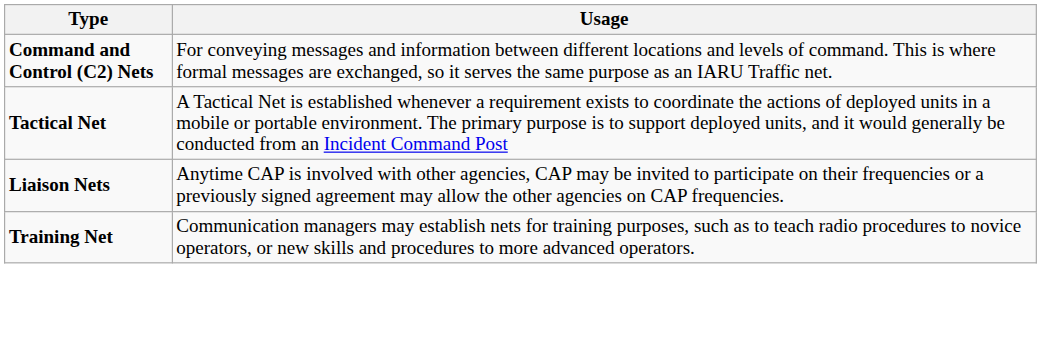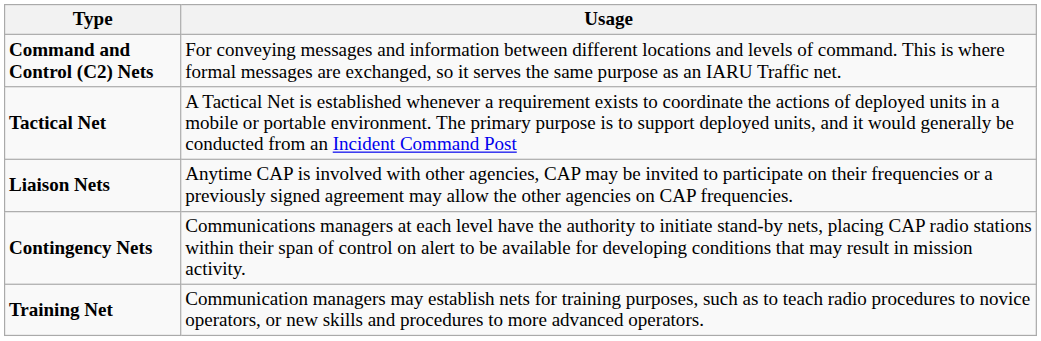+ row: (81, 247)
